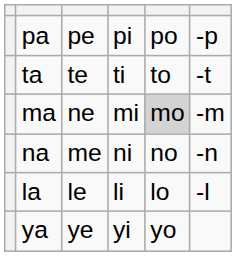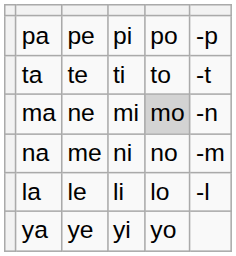(210, 113) -m -> (207, 113) -n
(207, 152) -n -> (210, 152) -m
